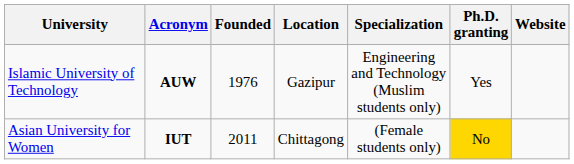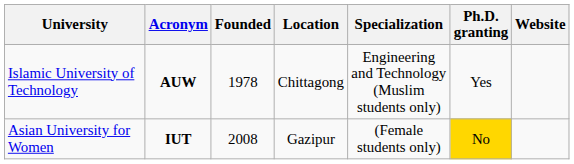(243, 81) 1976 -> (243, 81) 1978
(311, 81) Gazipur -> (311, 81) Chittagong
(243, 138) 2011 -> (243, 138) 2008
(311, 138) Chittagong -> (311, 138) Gazipur
